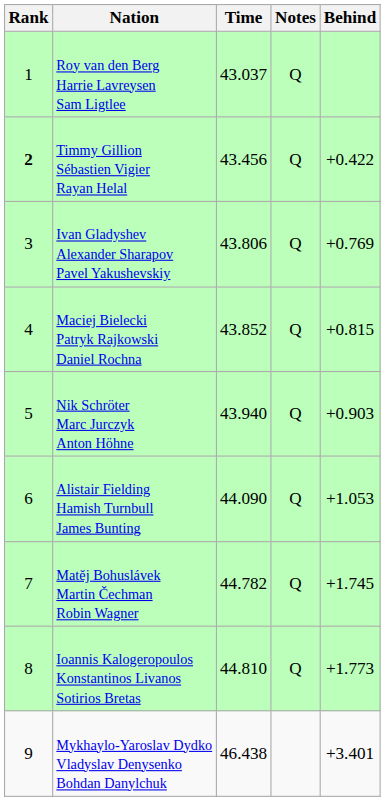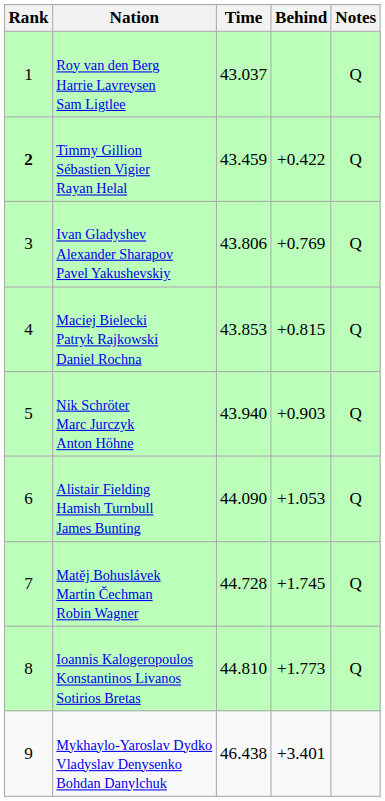columns swapped: (350, 18) <-> (295, 18)
(244, 159) 43.456 -> (244, 159) 43.459
(244, 328) 43.852 -> (244, 328) 43.853
(244, 583) 44.782 -> (244, 583) 44.728
